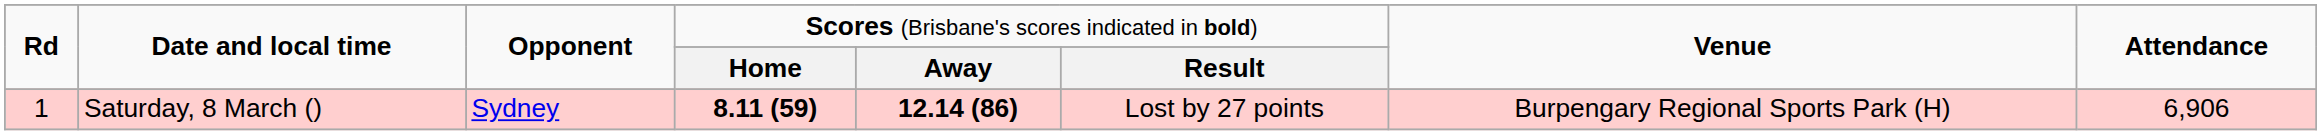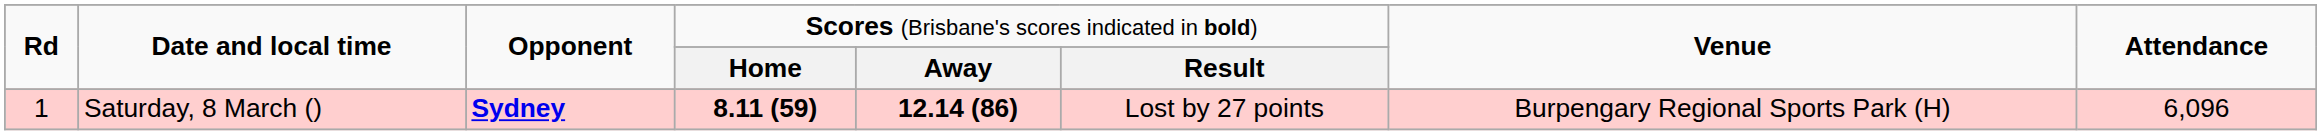(515, 109) normal -> (518, 109) bold
(2197, 109) 6,906 -> (2197, 109) 6,096
